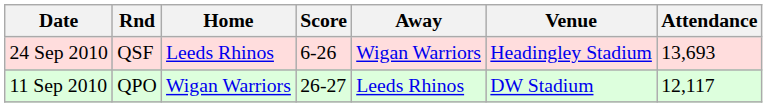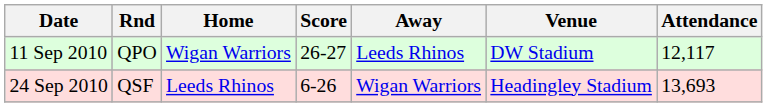rows swapped: (58, 85) <-> (59, 52)
